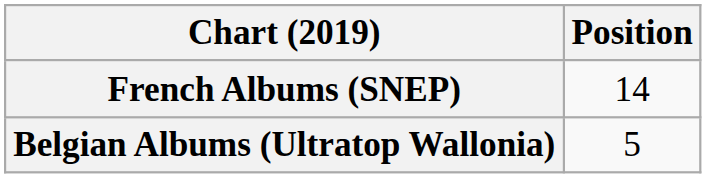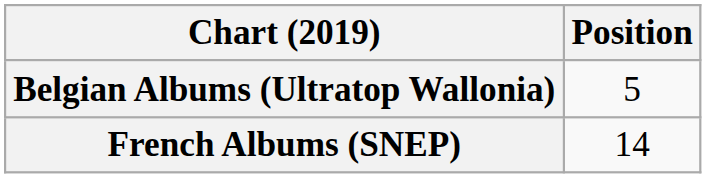rows swapped: (284, 144) <-> (284, 88)
